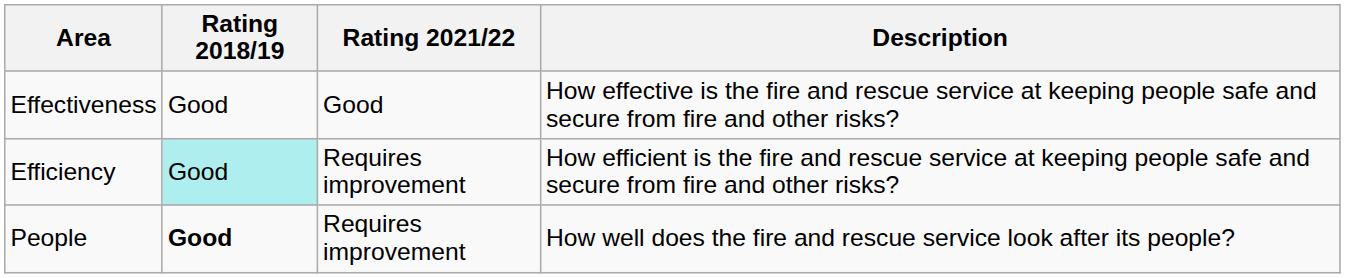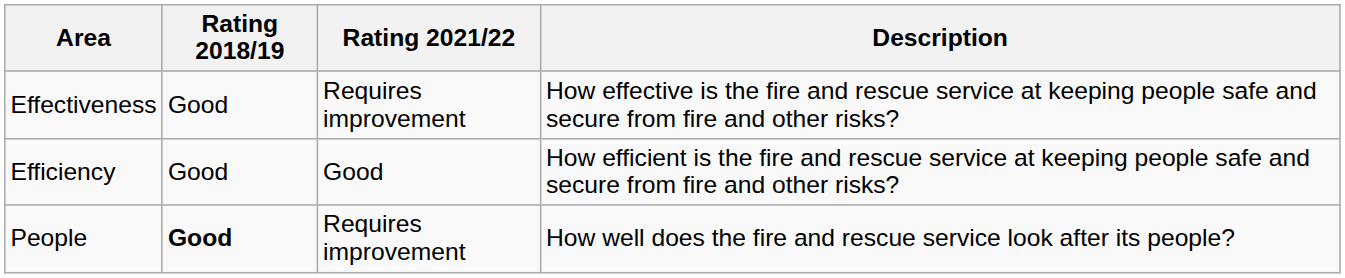(353, 104) Good -> (394, 104) Requires improvement
(198, 171) paleturquoise background -> (198, 171) no background
(394, 171) Requires improvement -> (353, 171) Good
